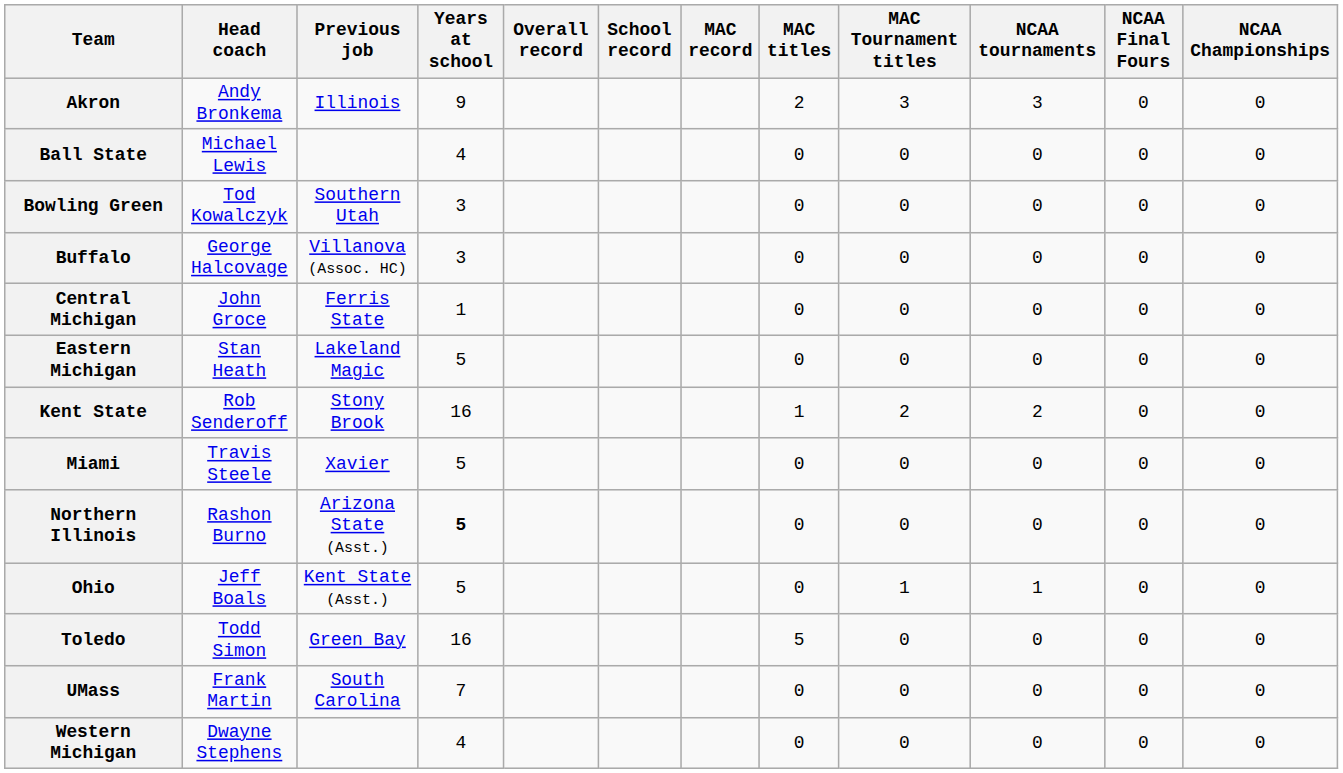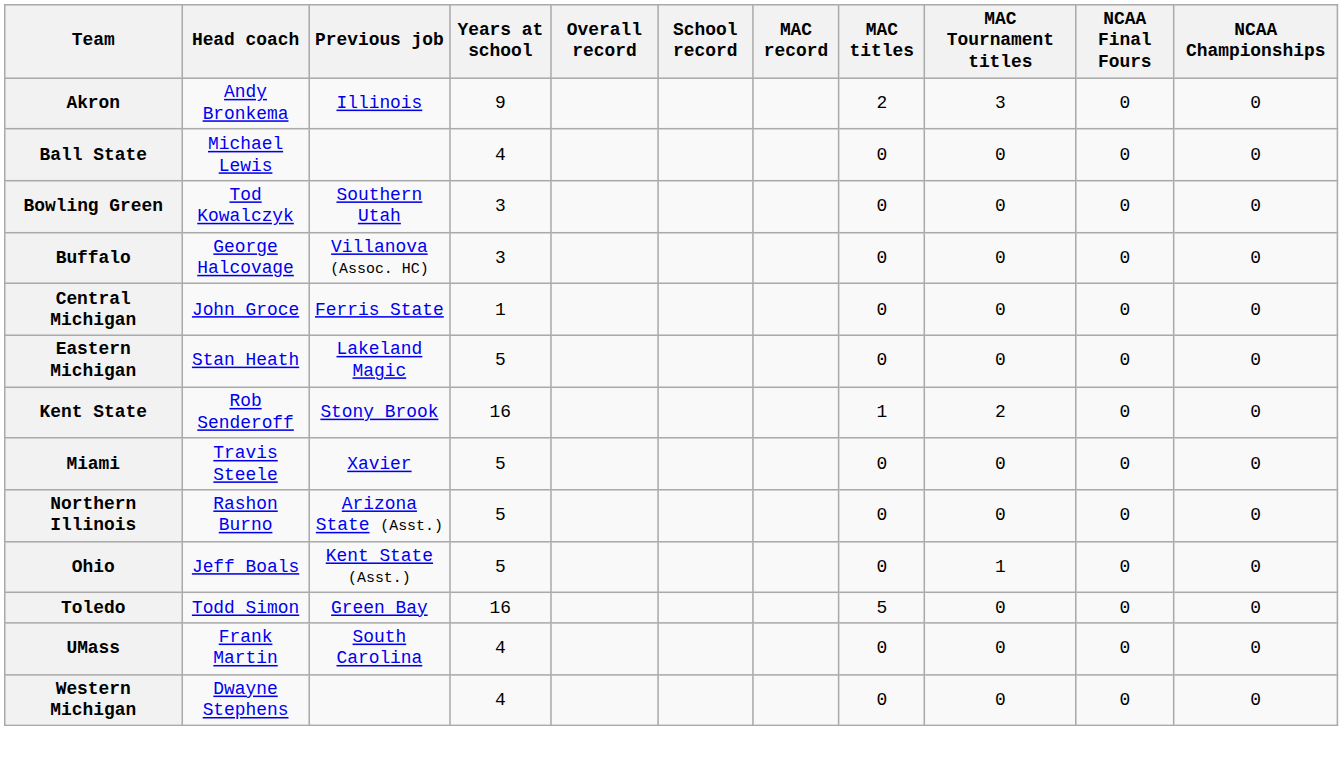- column: (1037, 41)
(461, 526) bold -> (500, 515) normal
(461, 691) 7 -> (500, 648) 4
